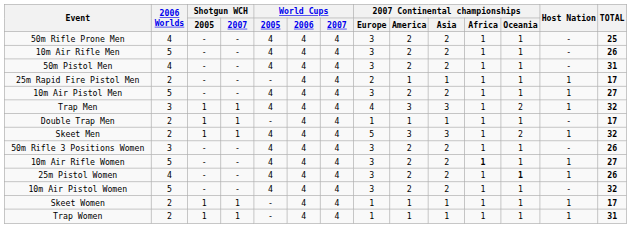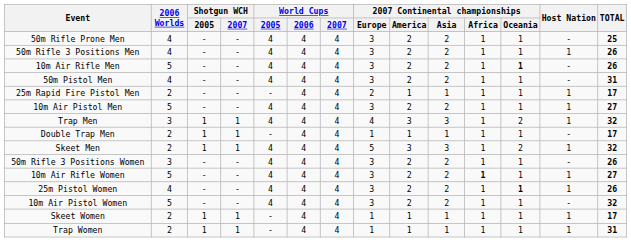+ row: (78, 52)
(520, 52) normal -> (520, 65) bold
